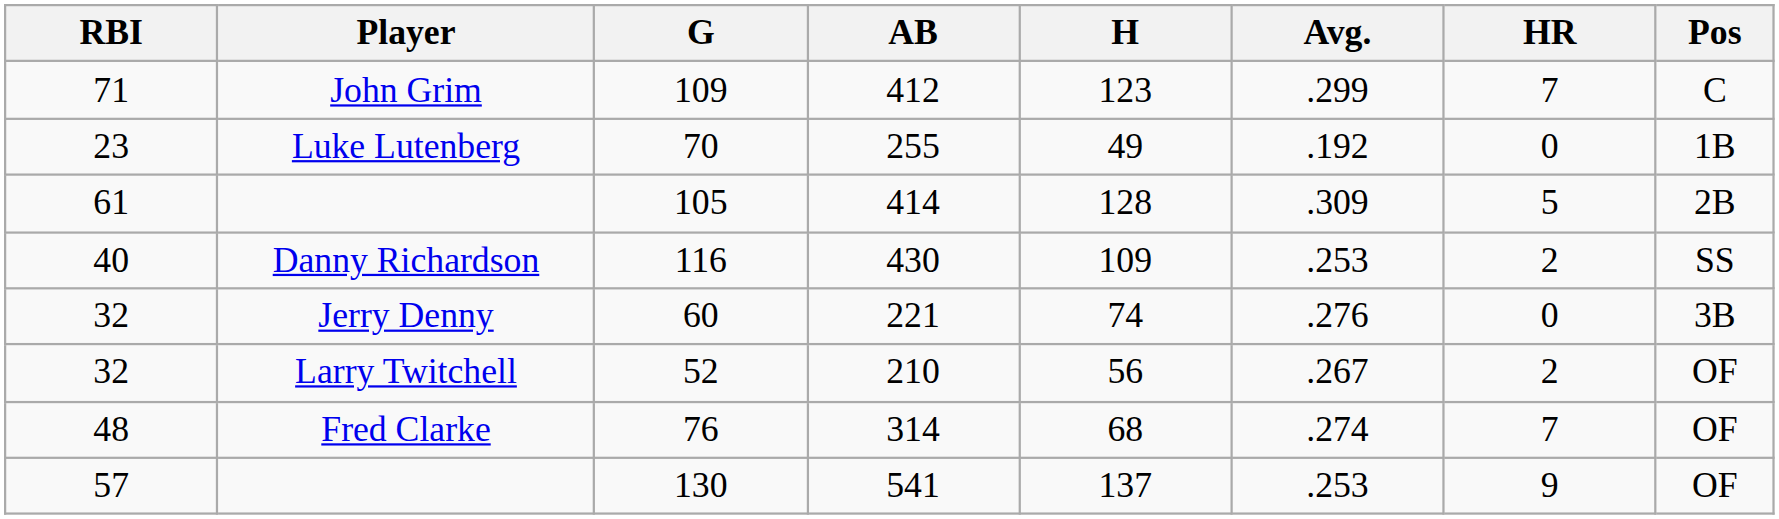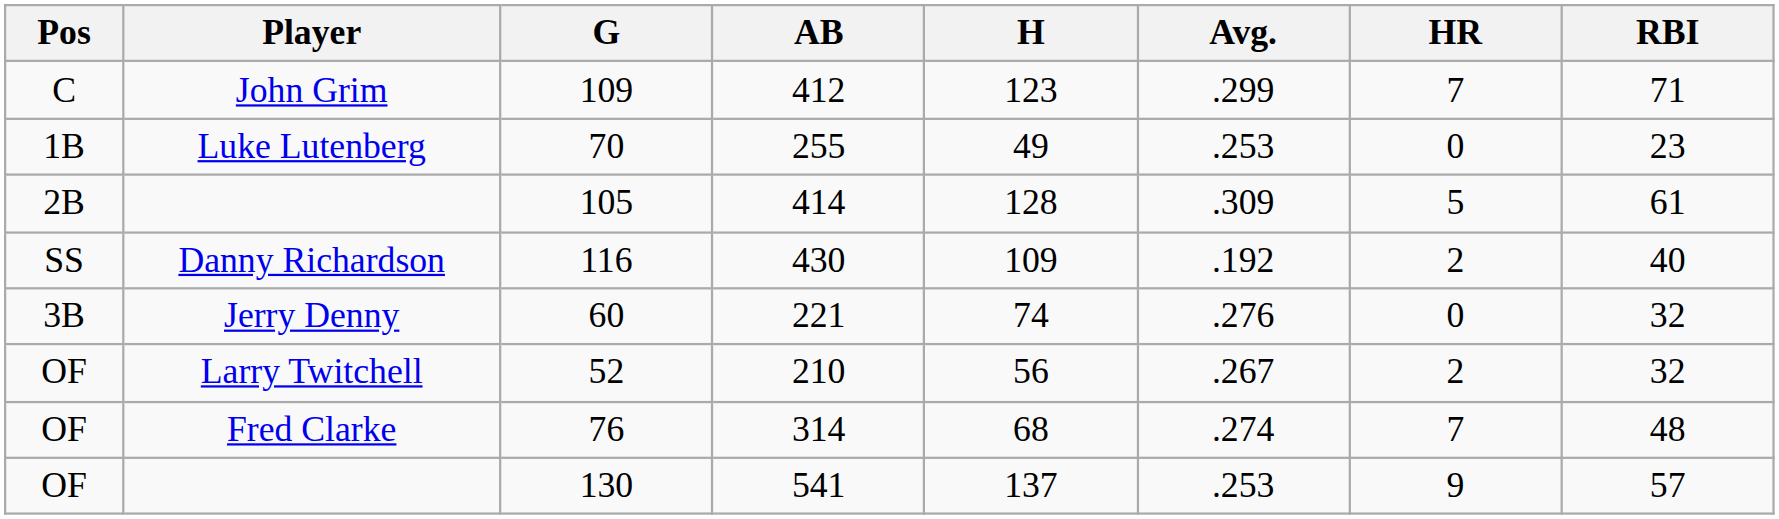columns swapped: (1715, 32) <-> (111, 32)
(1337, 145) .192 -> (1243, 145) .253
(1337, 259) .253 -> (1243, 259) .192
